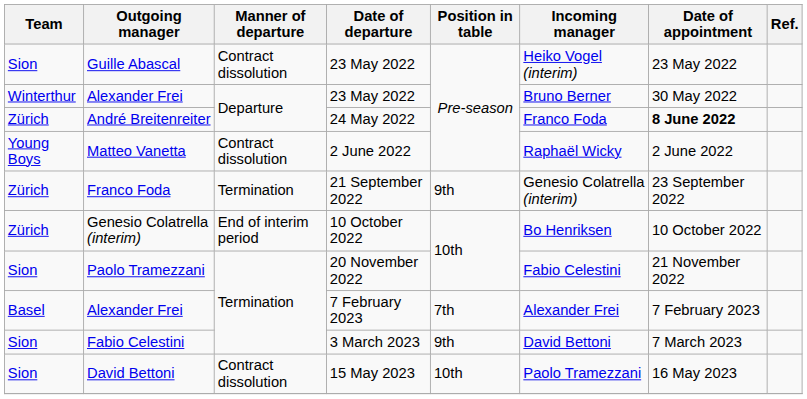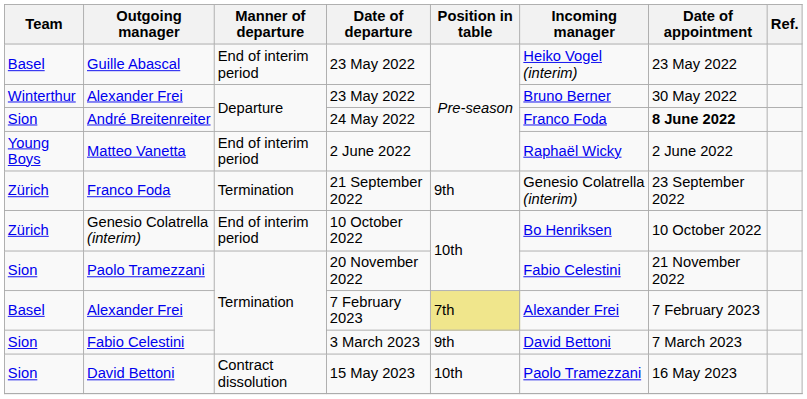(23, 64) Sion -> (26, 64) Basel
(252, 64) Contract dissolution -> (263, 64) End of interim period
(28, 119) Zürich -> (23, 119) Sion
(252, 150) Contract dissolution -> (263, 150) End of interim period
(444, 310) no background -> (444, 310) khaki background
